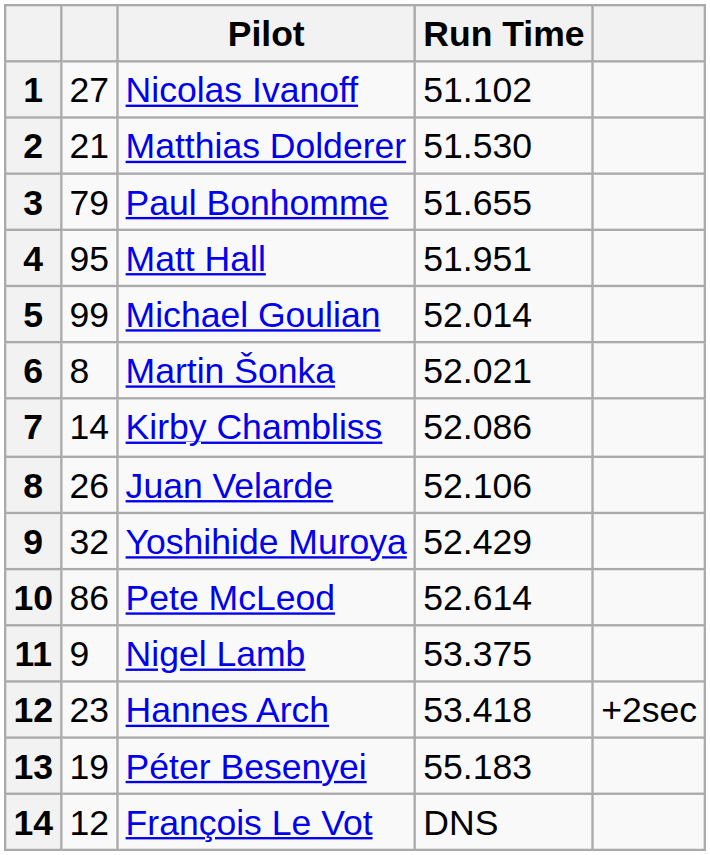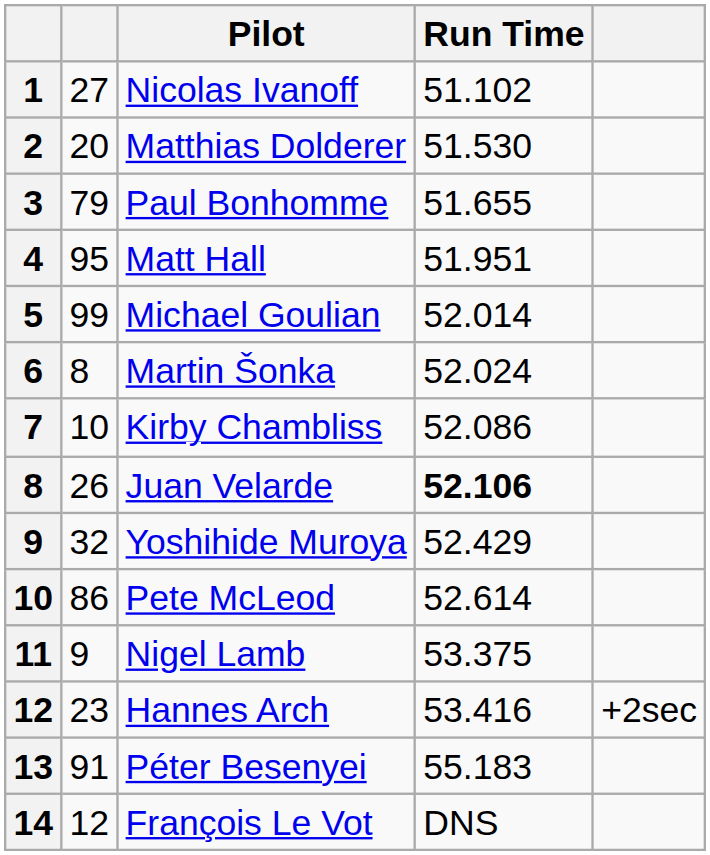(89, 146) 21 -> (89, 146) 20
(478, 371) 52.021 -> (478, 371) 52.024
(89, 428) 14 -> (89, 428) 10
(478, 484) normal -> (478, 484) bold
(478, 709) 53.418 -> (478, 709) 53.416
(89, 765) 19 -> (89, 765) 91
